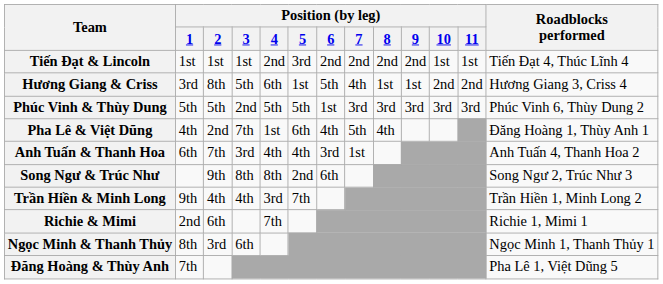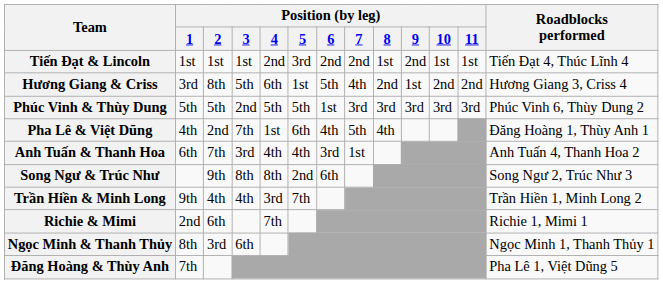(387, 61) 2nd -> (385, 61) 1st
(385, 84) 1st -> (387, 84) 2nd
